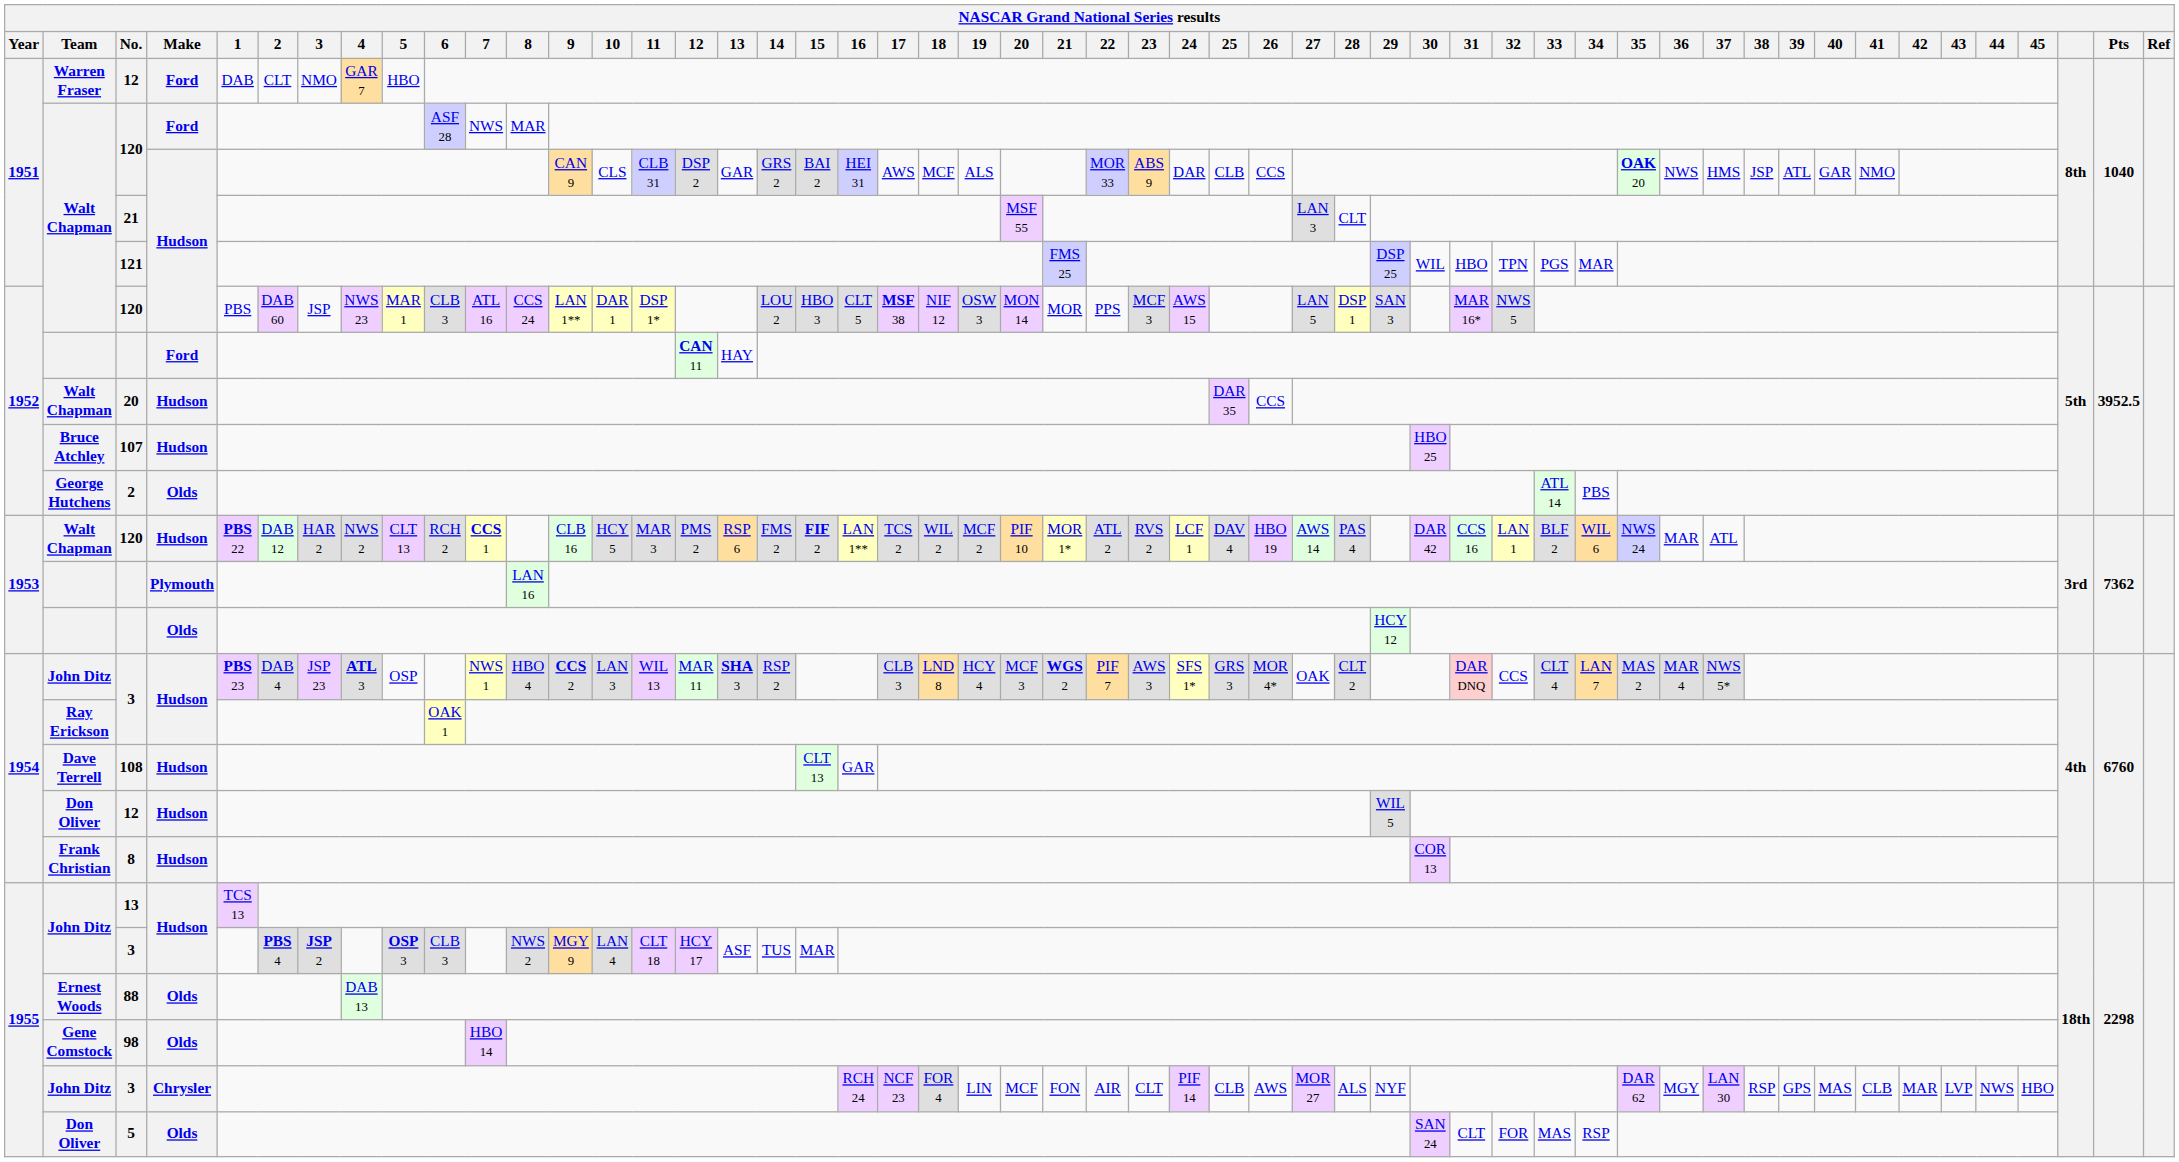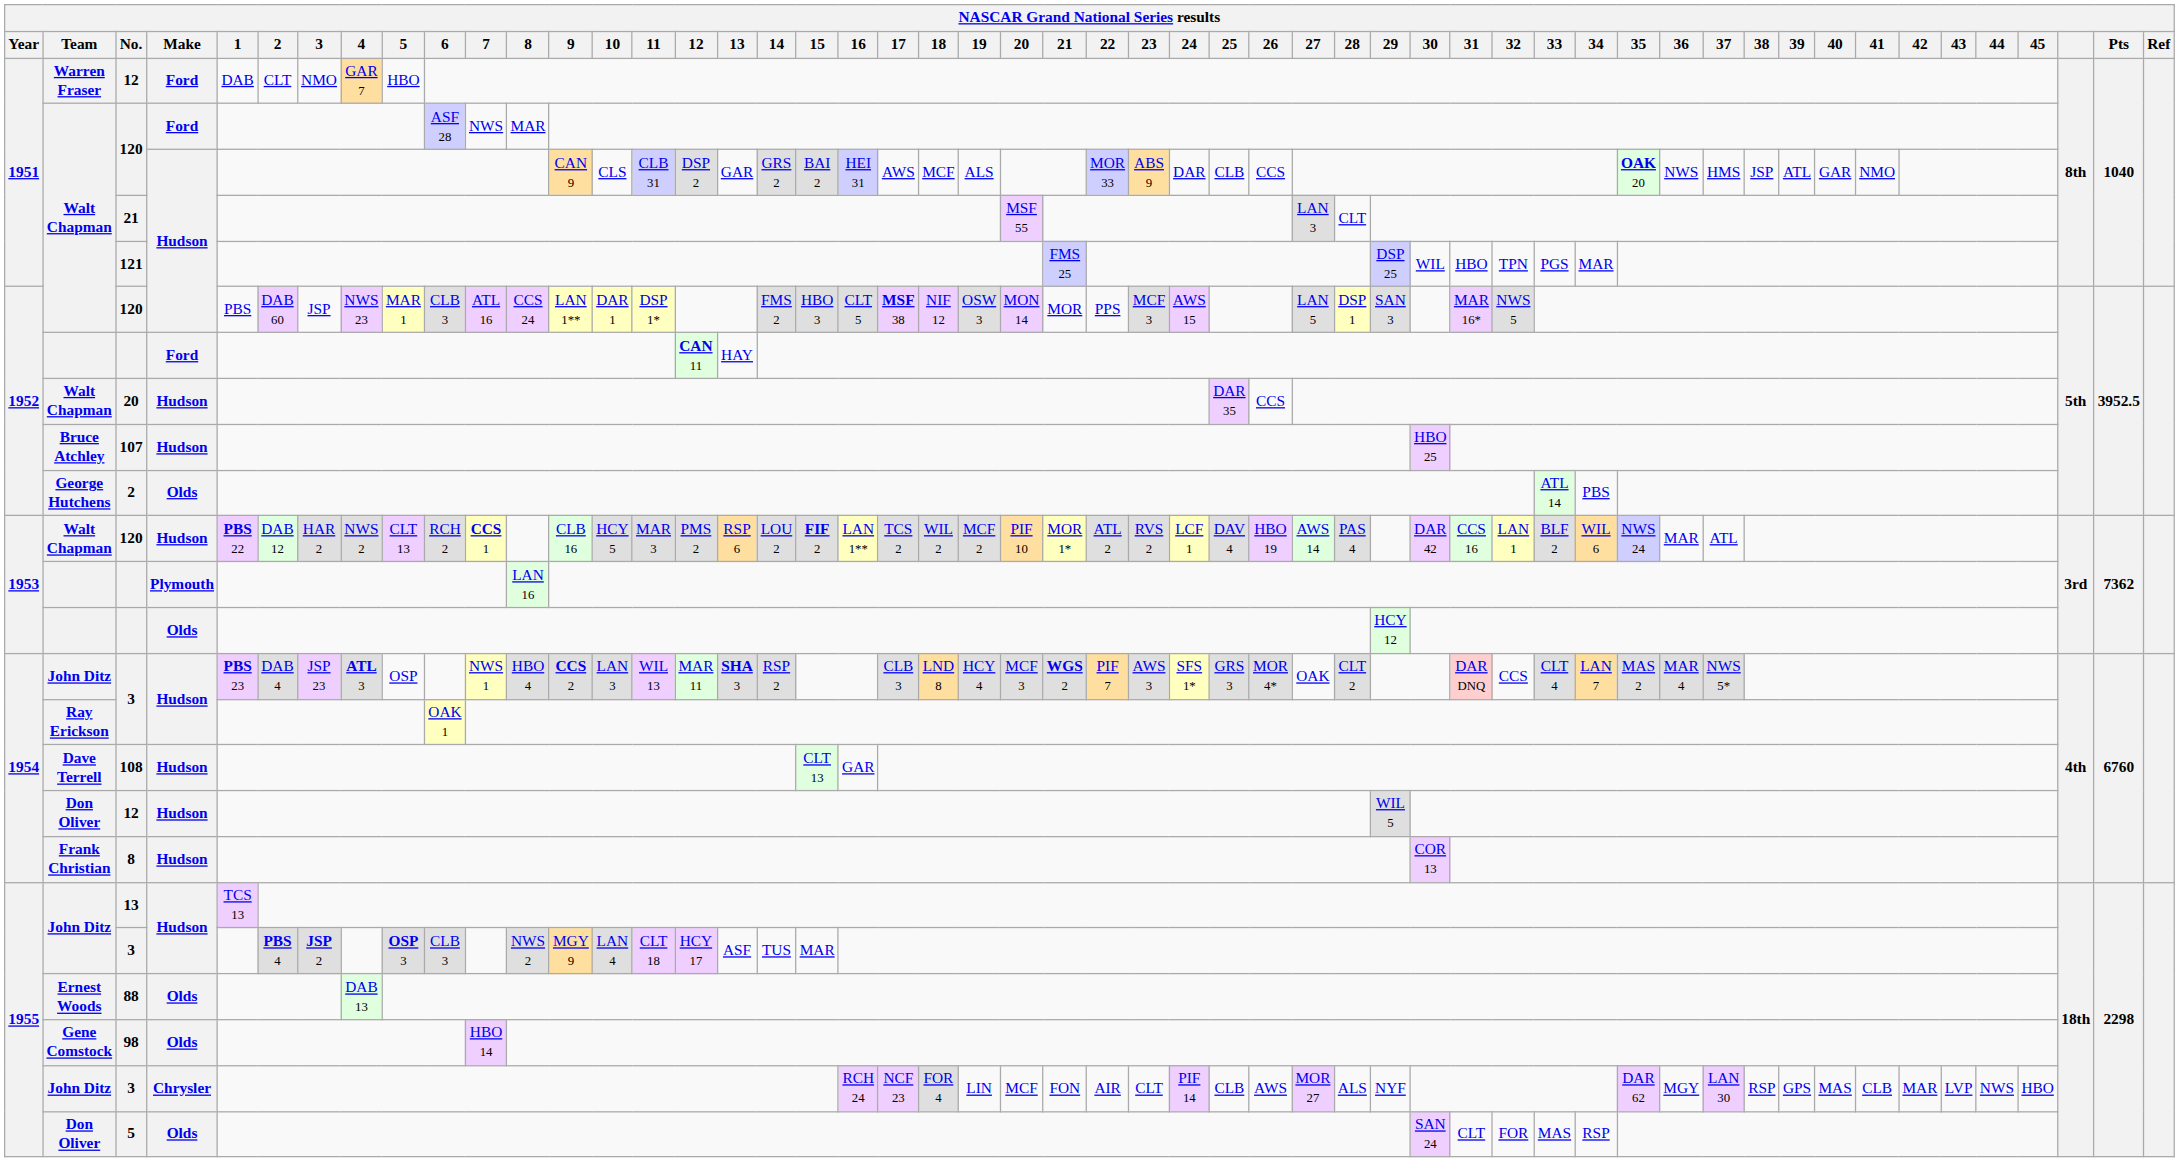(776, 308) LOU 2 -> (776, 308) FMS 2
(776, 537) FMS 2 -> (776, 537) LOU 2
